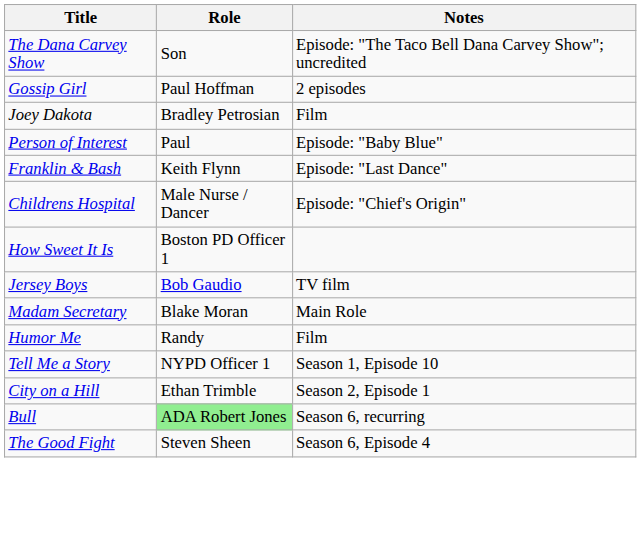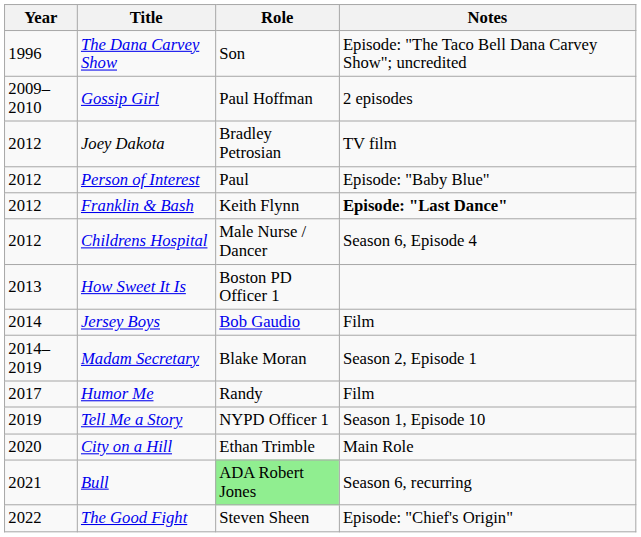+ column: (41, 17)
(312, 115) Film -> (370, 143) TV film
(372, 168) normal -> (425, 205) bold
(381, 204) Episode: "Chief's Origin" -> (410, 241) Season 6, Episode 4
(323, 284) TV film -> (359, 322) Film
(331, 311) Main Role -> (410, 358) Season 2, Episode 1
(363, 390) Season 2, Episode 1 -> (378, 446) Main Role
(363, 443) Season 6, Episode 4 -> (428, 518) Episode: "Chief's Origin"
